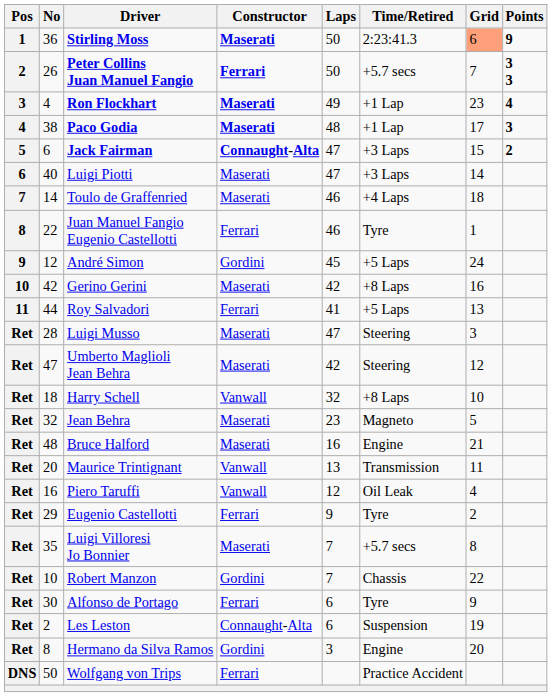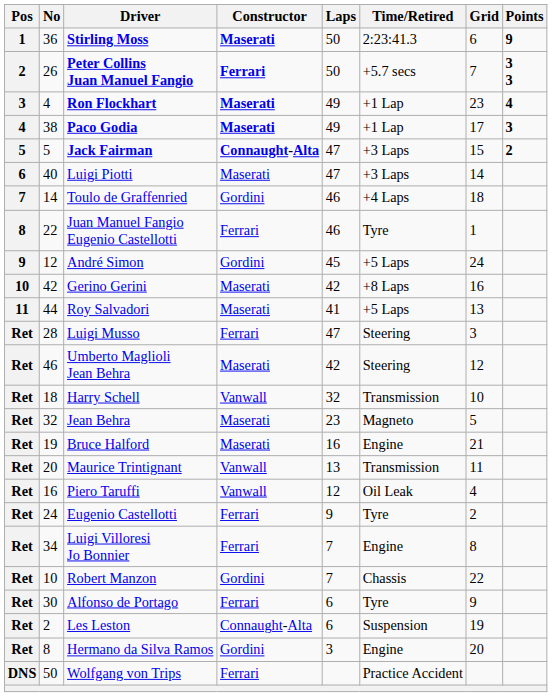(473, 40) lightsalmon background -> (473, 40) no background
(333, 127) 48 -> (333, 127) 49
(47, 151) 6 -> (47, 151) 5
(245, 198) Maserati -> (242, 198) Gordini
(239, 309) Ferrari -> (245, 309) Maserati
(245, 333) Maserati -> (239, 333) Ferrari
(50, 365) 47 -> (50, 365) 46
(386, 397) +8 Laps -> (401, 397) Transmission
(50, 444) 48 -> (50, 444) 19
(50, 514) 29 -> (50, 514) 24
(50, 546) 35 -> (50, 546) 34
(245, 546) Maserati -> (239, 546) Ferrari
(389, 546) +5.7 secs -> (383, 546) Engine
